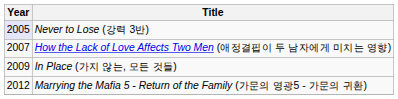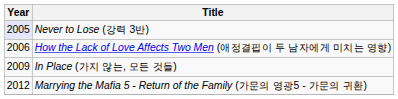(18, 48) 2007 -> (18, 48) 2006
